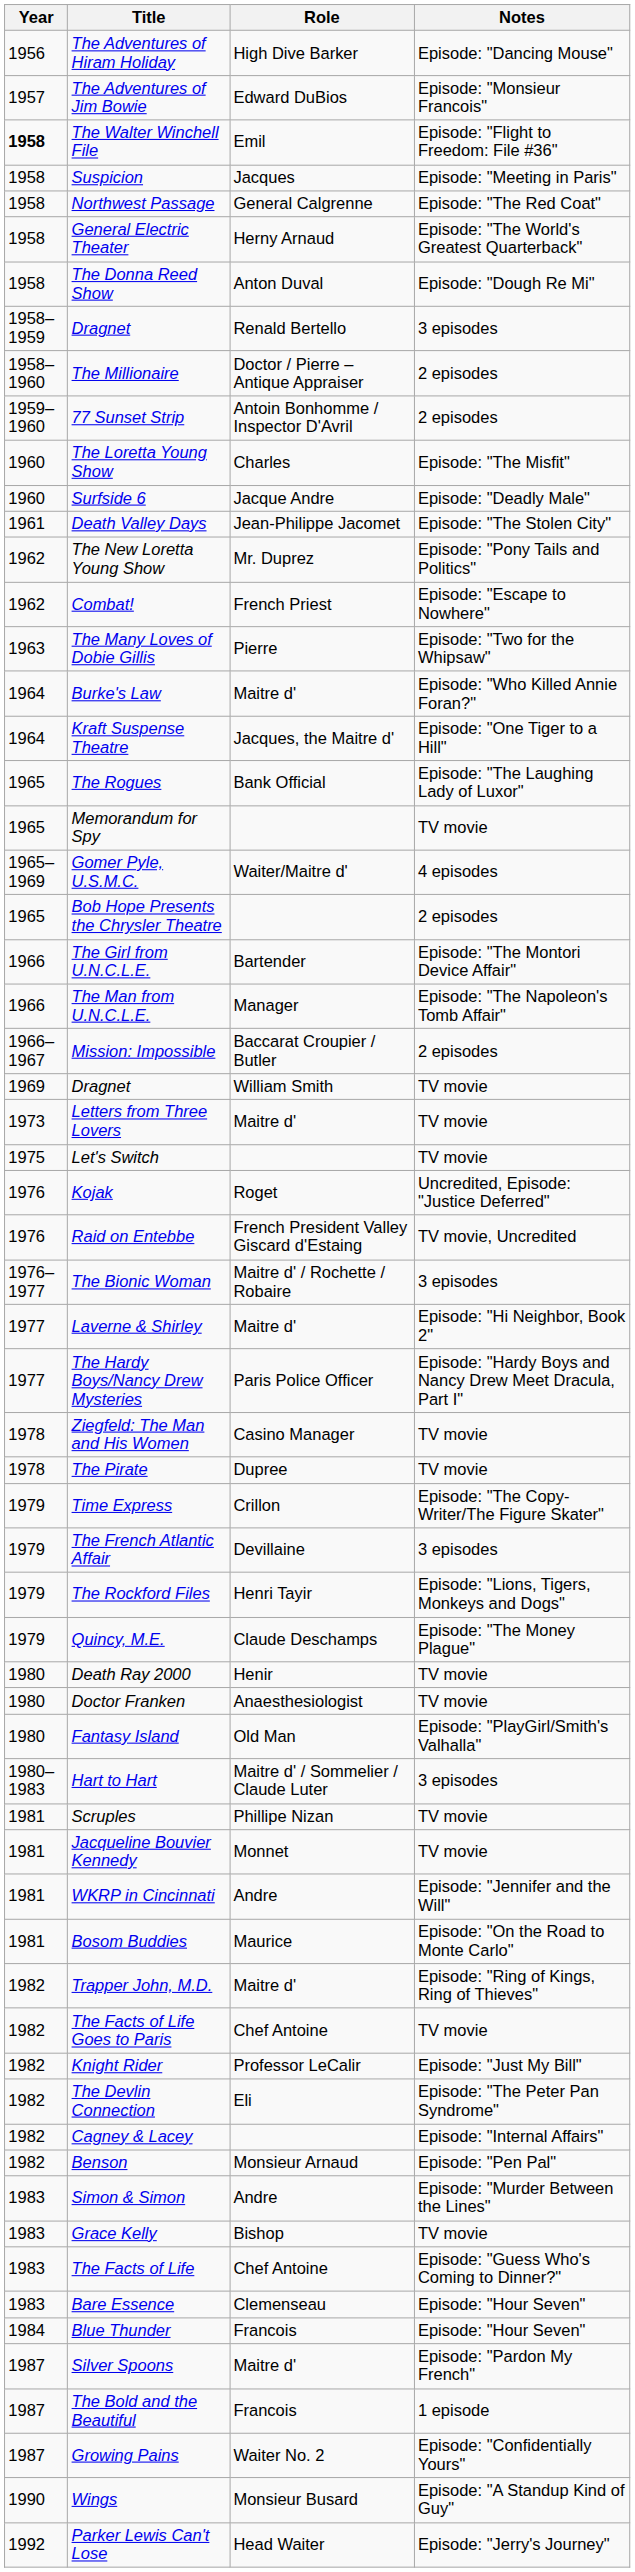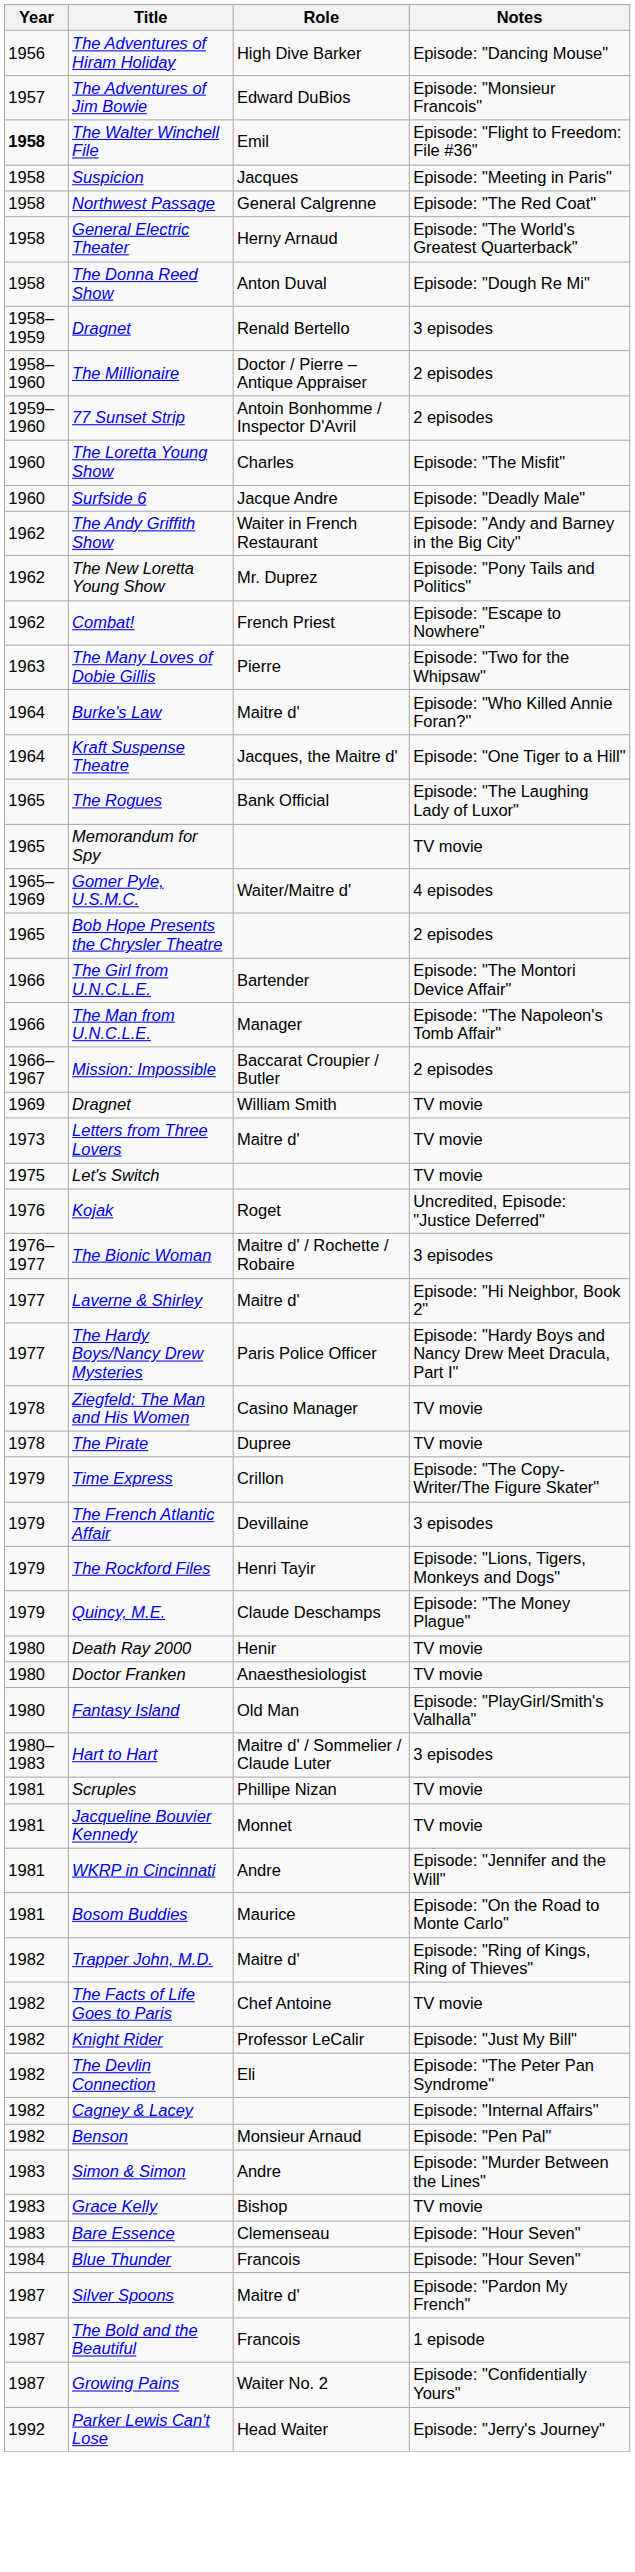- row: (139, 524)
+ row: (134, 533)
- row: (133, 1237)
- row: (133, 2269)
- row: (94, 2500)
